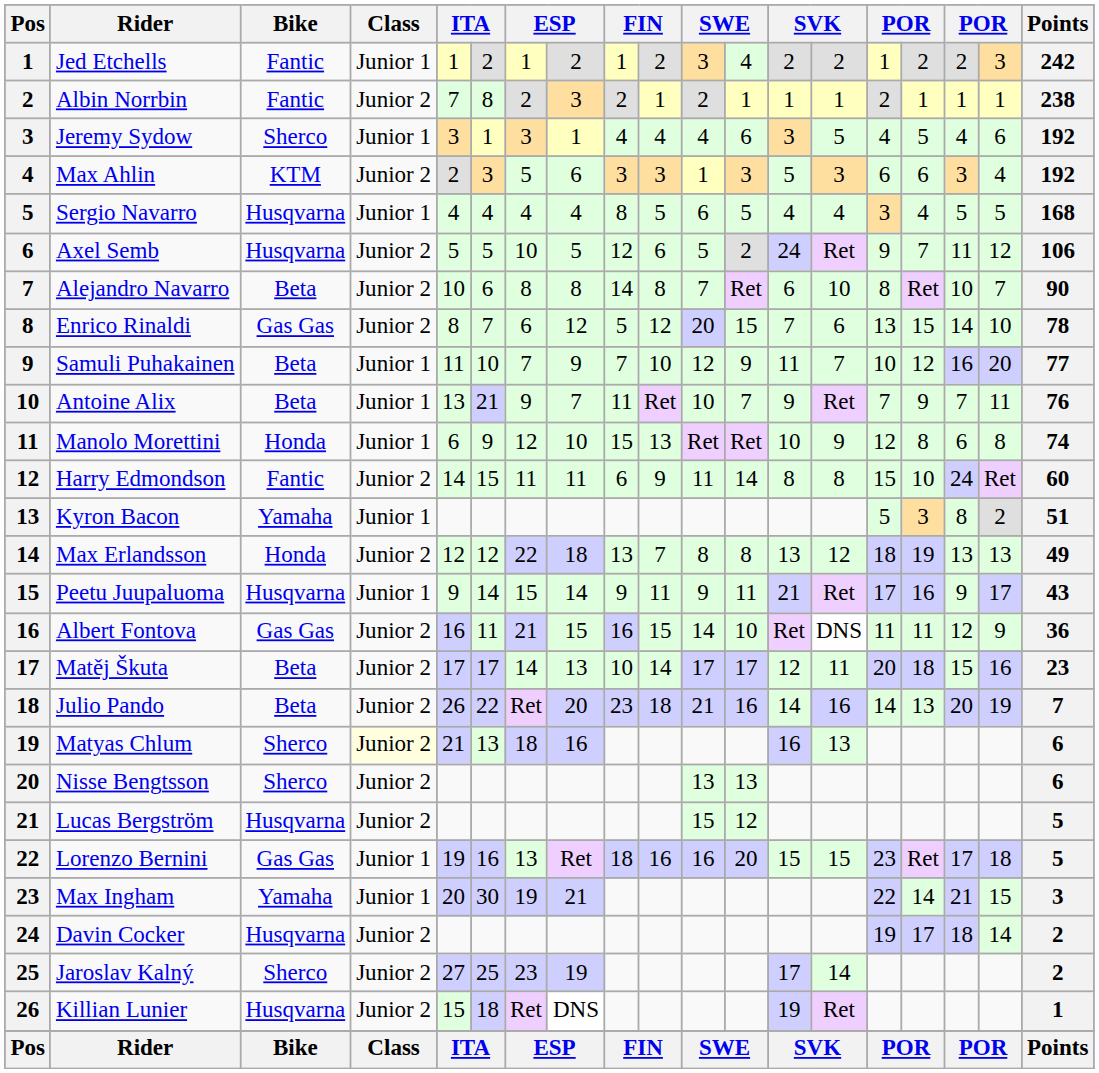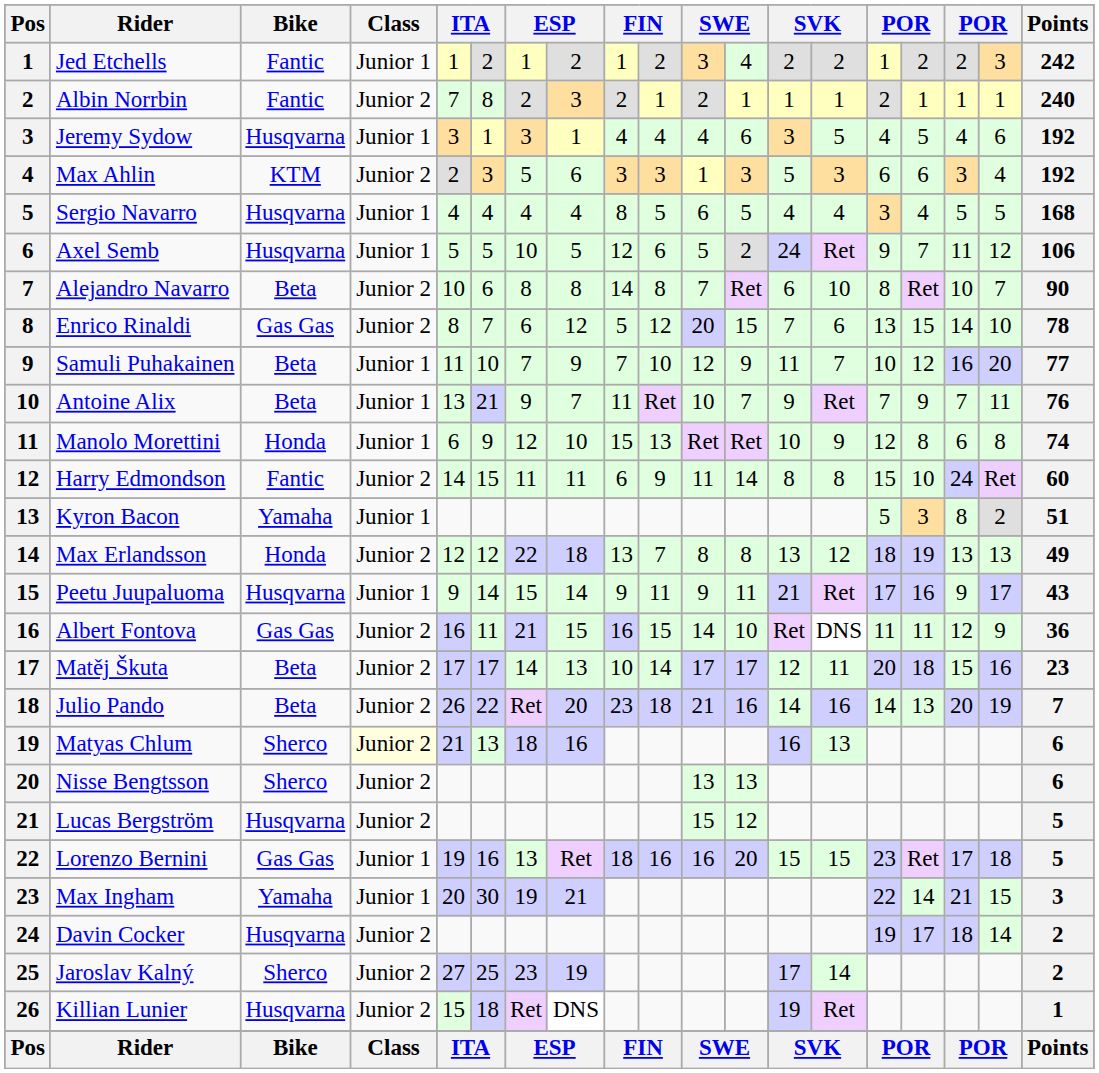(1058, 99) 238 -> (1058, 99) 240
(295, 137) Sherco -> (295, 137) Husqvarna
(394, 251) Junior 2 -> (394, 251) Junior 1
